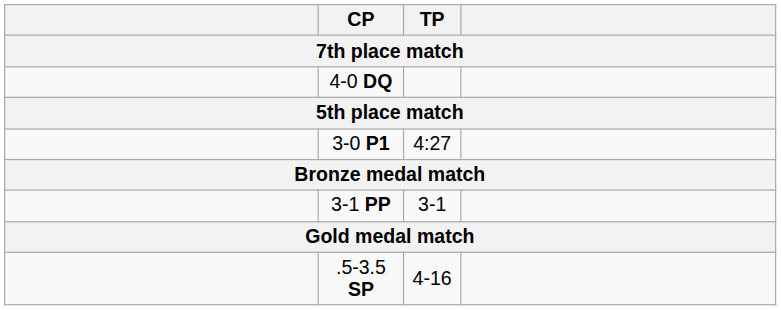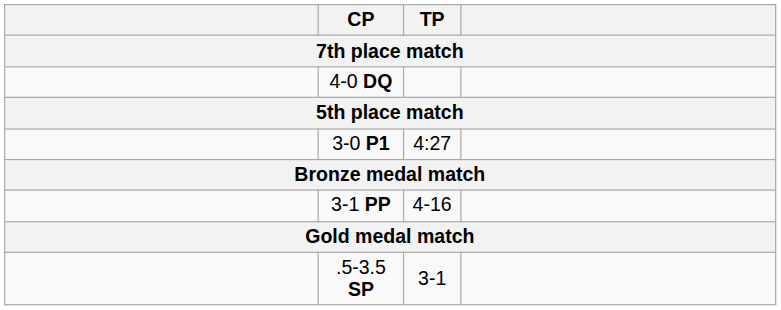(432, 205) 3-1 -> (432, 205) 4-16
(432, 278) 4-16 -> (432, 278) 3-1
